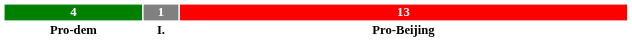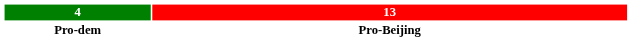- column: (161, 12)
